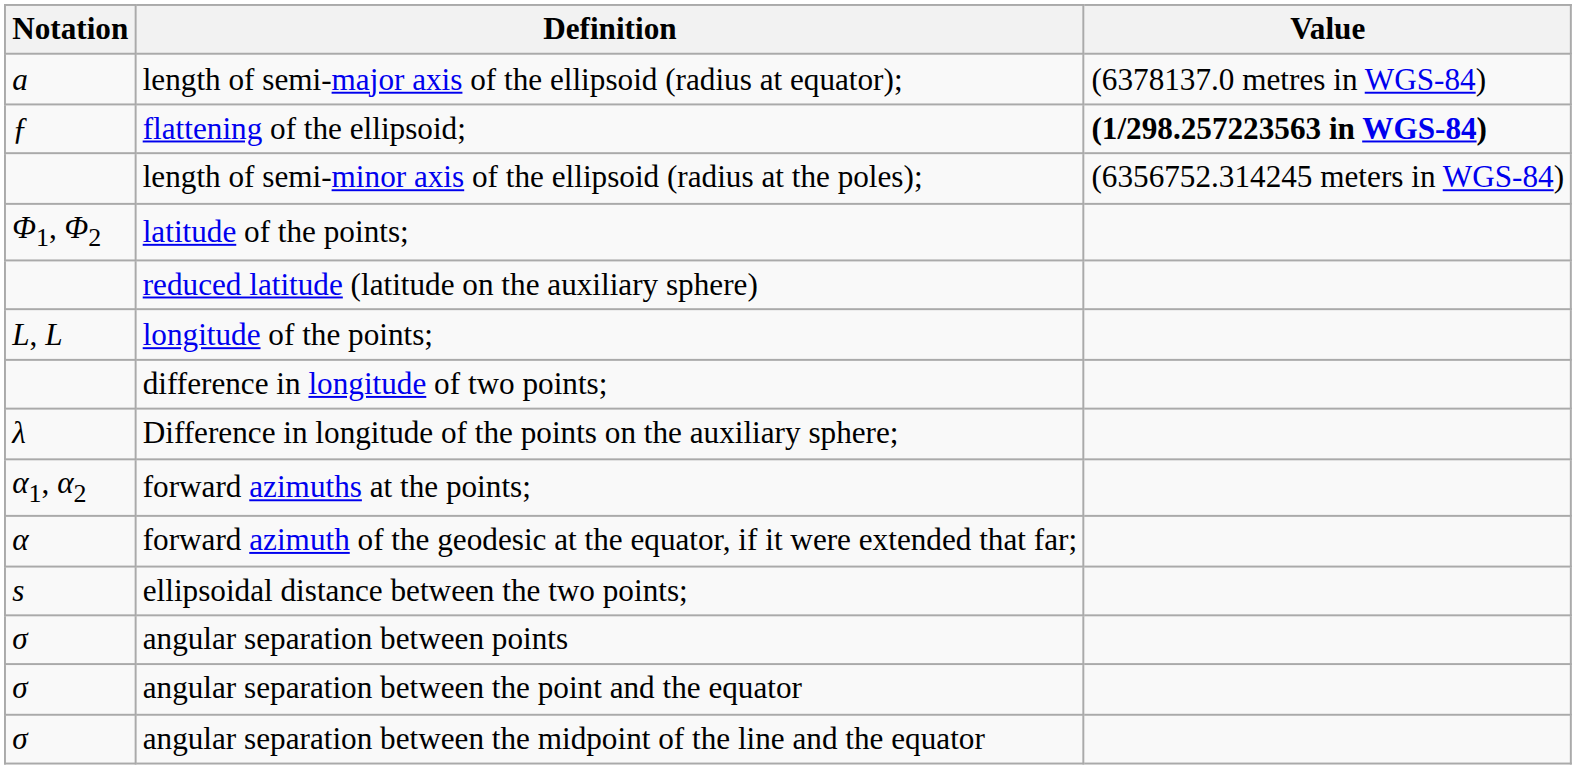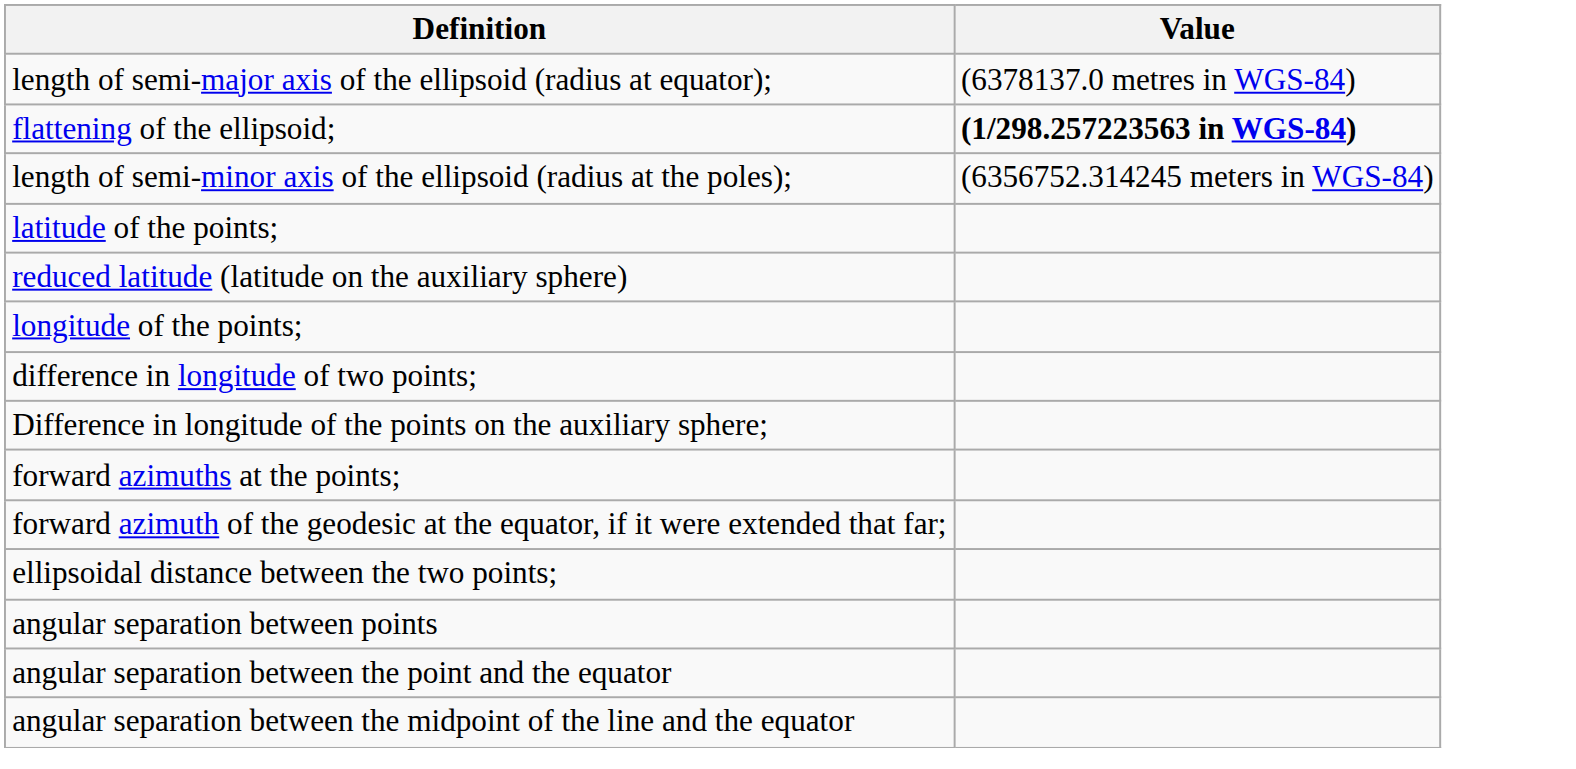- column: (70, 29)
